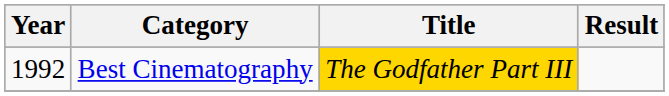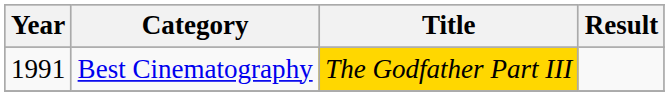(38, 68) 1992 -> (38, 68) 1991
